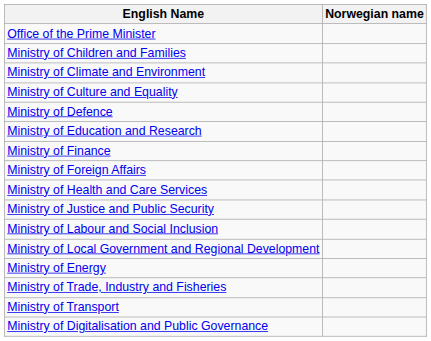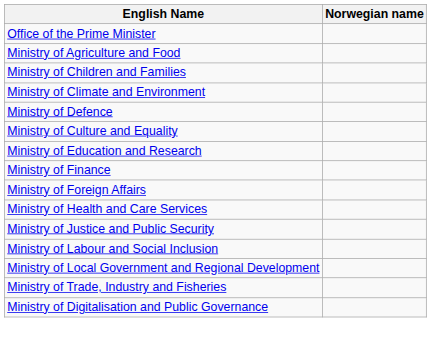+ row: (94, 53)
rows swapped: (92, 92) <-> (60, 111)
- row: (57, 268)
- row: (63, 307)
